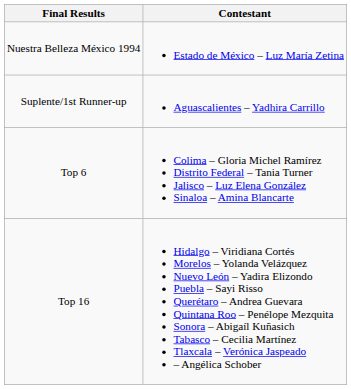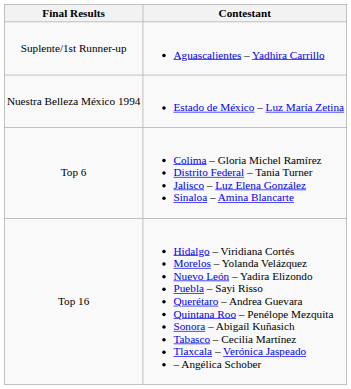rows swapped: (74, 48) <-> (74, 101)
